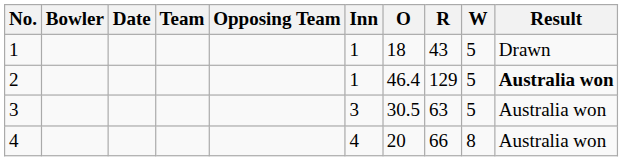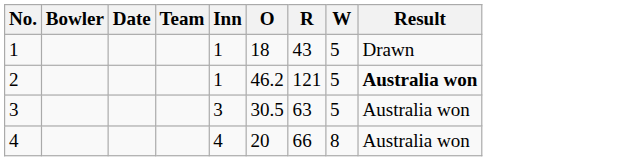- column: (277, 19)
(403, 79) 46.4 -> (267, 79) 46.2
(443, 79) 129 -> (307, 79) 121
